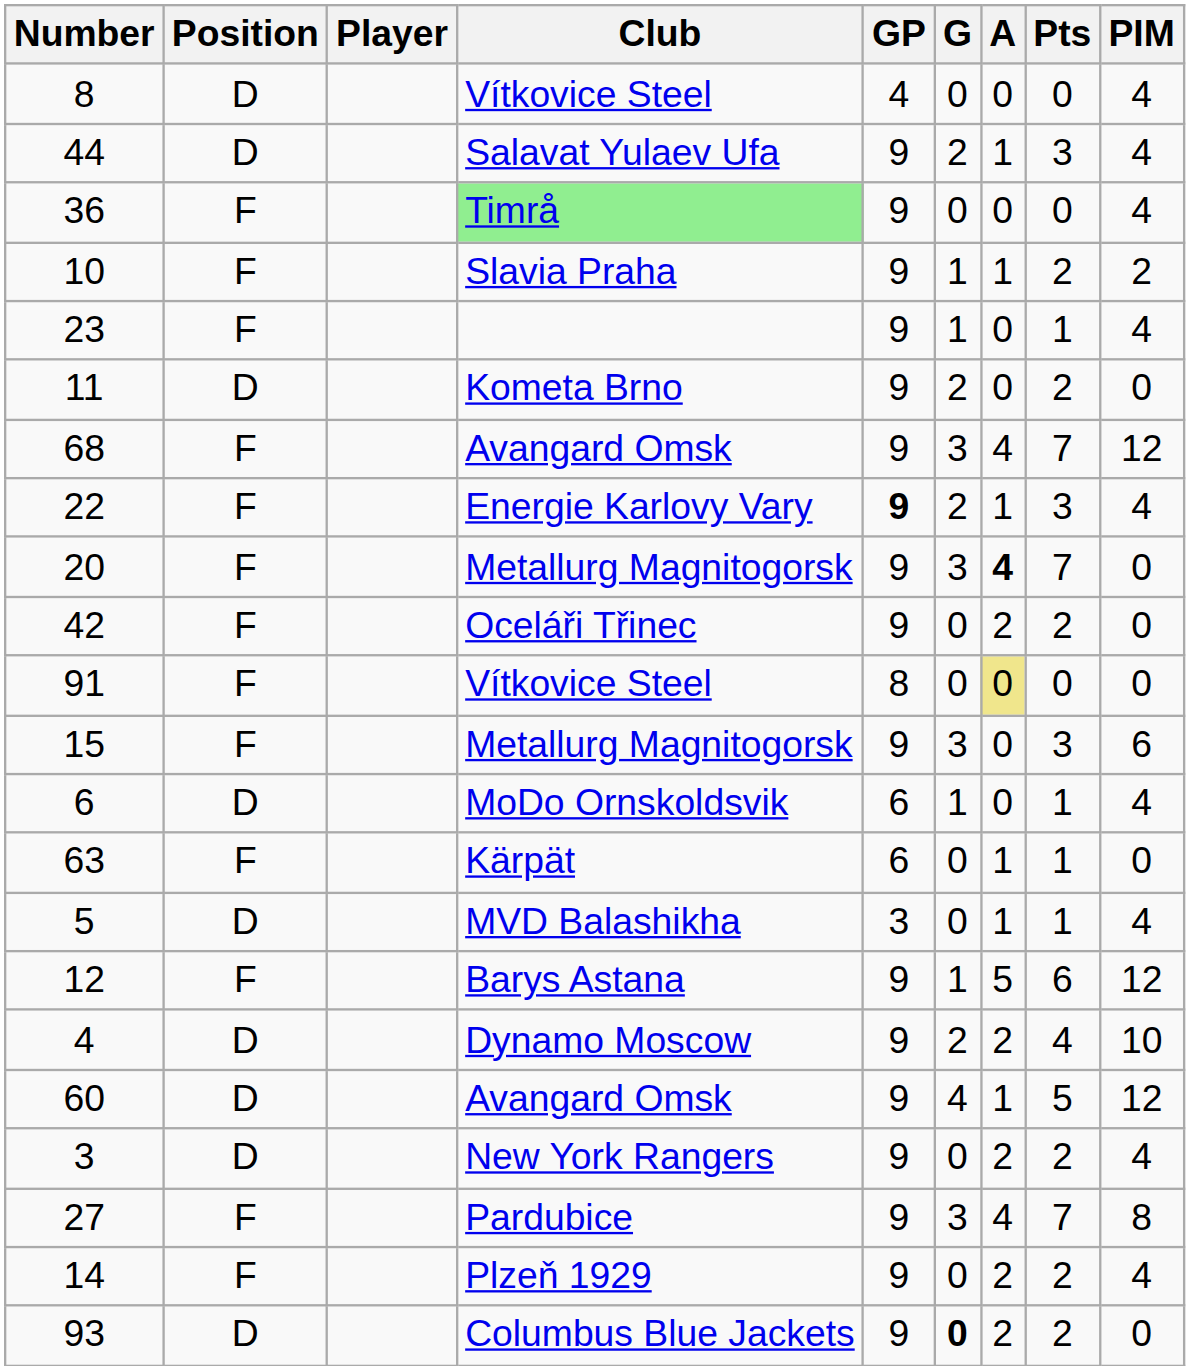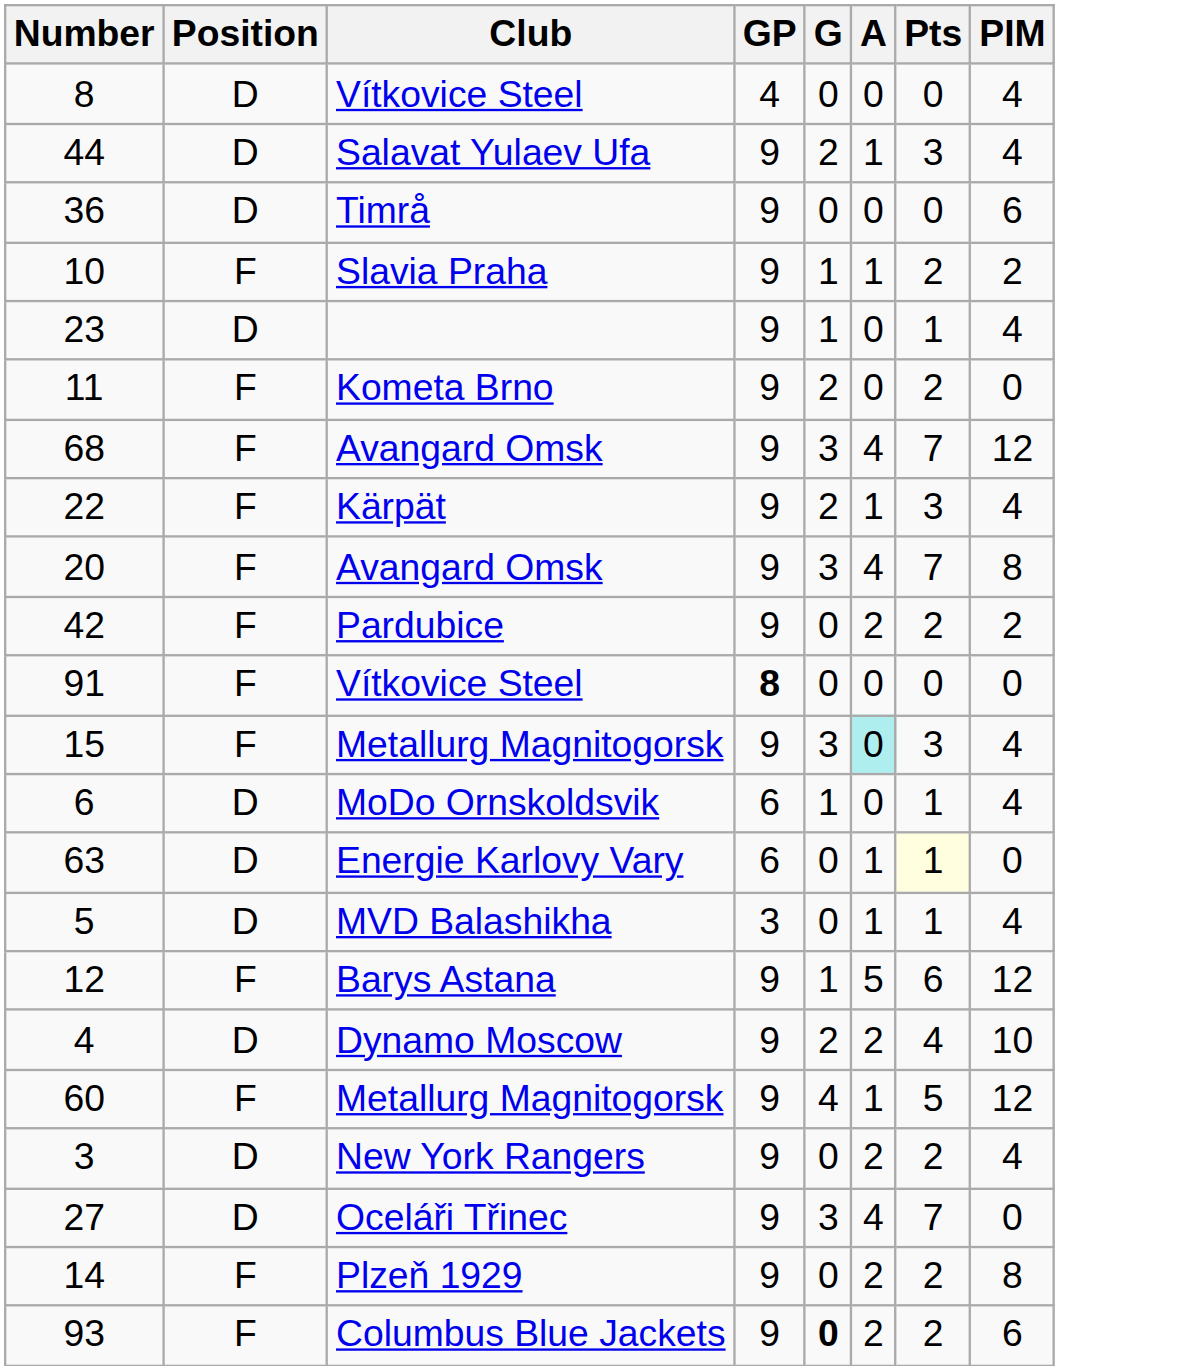- column: (392, 34)
(245, 211) F -> (245, 211) D
(512, 211) lightgreen background -> (383, 211) no background
(1142, 211) 4 -> (1012, 211) 6
(245, 329) F -> (245, 329) D
(245, 388) D -> (245, 388) F
(639, 507) Energie Karlovy Vary -> (391, 507) Kärpät
(899, 507) bold -> (770, 507) normal
(659, 566) Metallurg Magnitogorsk -> (469, 566) Avangard Omsk
(1003, 566) bold -> (873, 566) normal
(1142, 566) 0 -> (1012, 566) 8
(581, 625) Oceláři Třinec -> (420, 625) Pardubice
(1142, 625) 0 -> (1012, 625) 2
(899, 684) normal -> (770, 684) bold
(1003, 684) khaki background -> (873, 684) no background
(1003, 743) no background -> (873, 743) paleturquoise background
(1142, 743) 6 -> (1012, 743) 4
(245, 861) F -> (245, 861) D
(520, 861) Kärpät -> (510, 861) Energie Karlovy Vary
(1062, 861) no background -> (933, 861) lightyellow background
(245, 1098) D -> (245, 1098) F
(598, 1098) Avangard Omsk -> (530, 1098) Metallurg Magnitogorsk
(245, 1216) F -> (245, 1216) D
(549, 1216) Pardubice -> (452, 1216) Oceláři Třinec
(1142, 1216) 8 -> (1012, 1216) 0
(1142, 1275) 4 -> (1012, 1275) 8
(245, 1334) D -> (245, 1334) F
(1142, 1334) 0 -> (1012, 1334) 6
